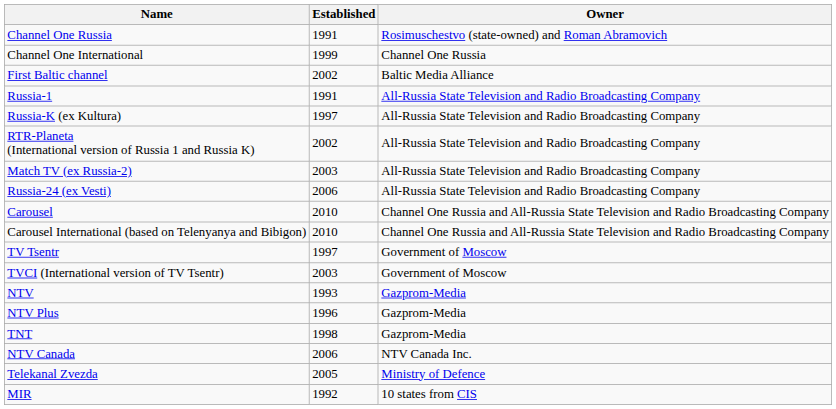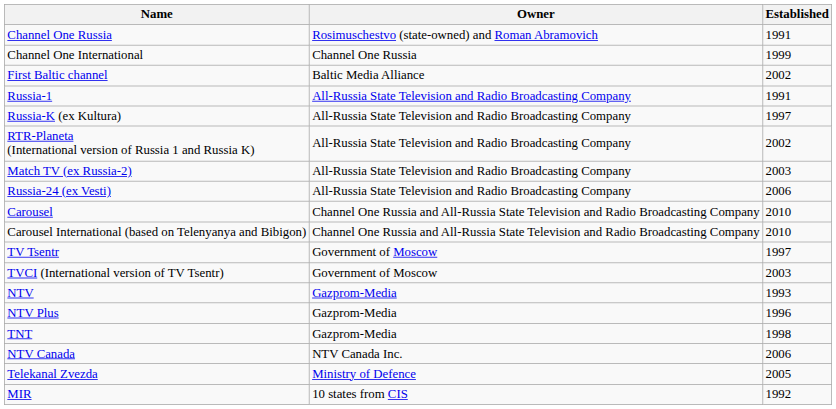columns swapped: (605, 14) <-> (344, 14)
